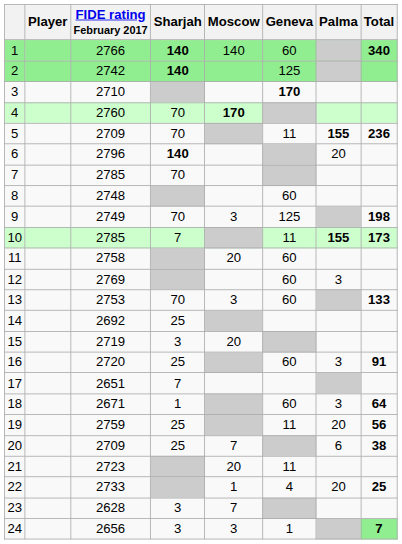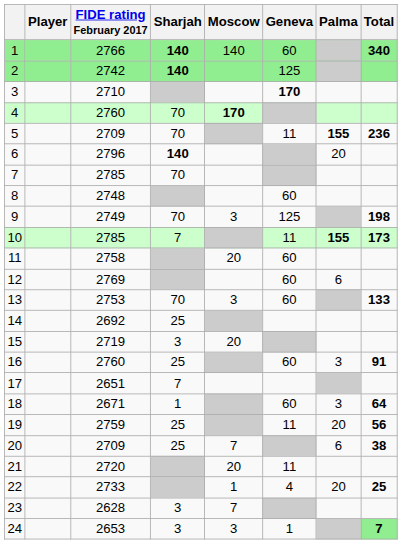(338, 279) 3 -> (338, 279) 6
(111, 362) 2720 -> (111, 362) 2760
(111, 466) 2723 -> (111, 466) 2720
(111, 529) 2656 -> (111, 529) 2653
